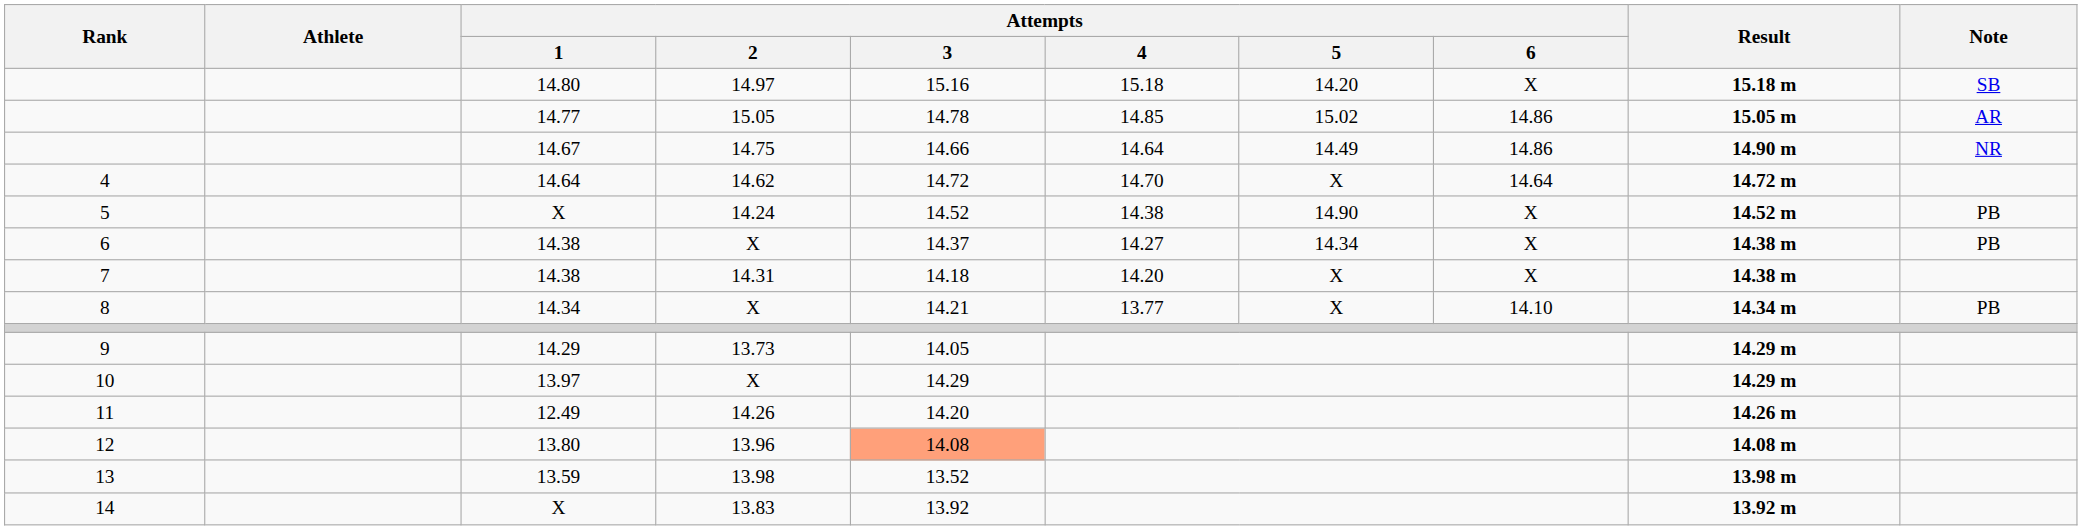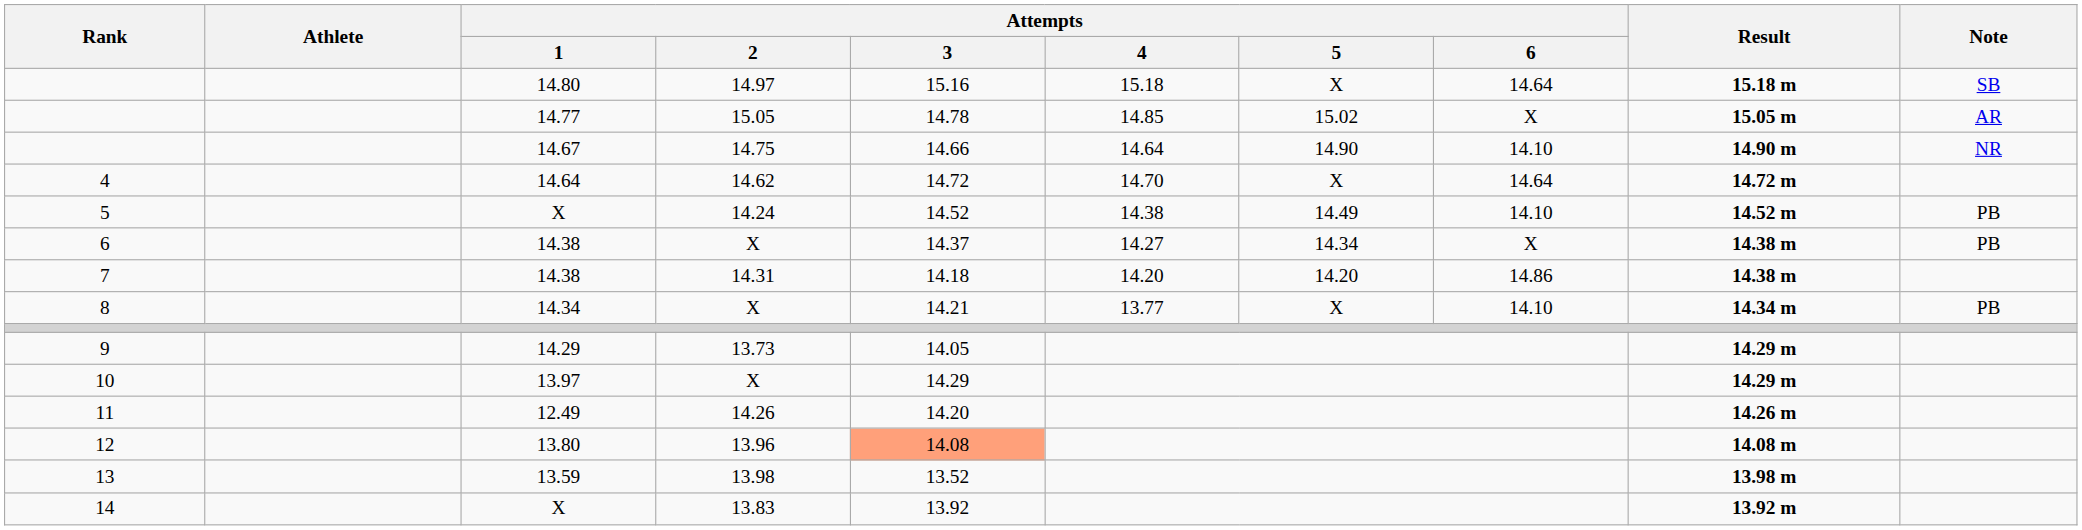(1336, 83) 14.20 -> (1336, 83) X
(1531, 83) X -> (1531, 83) 14.64
(1531, 115) 14.86 -> (1531, 115) X
(1336, 147) 14.49 -> (1336, 147) 14.90
(1531, 147) 14.86 -> (1531, 147) 14.10
(1336, 211) 14.90 -> (1336, 211) 14.49
(1531, 211) X -> (1531, 211) 14.10
(1336, 275) X -> (1336, 275) 14.20
(1531, 275) X -> (1531, 275) 14.86
